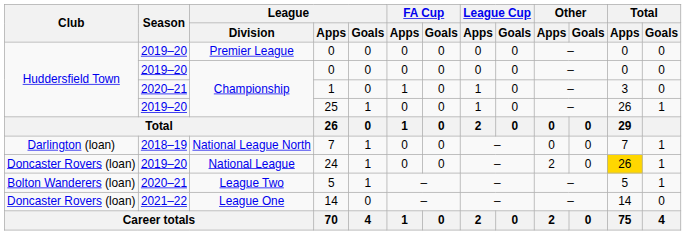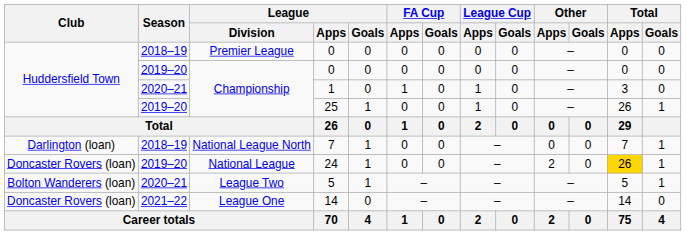(164, 51) 2019–20 -> (164, 51) 2018–19
